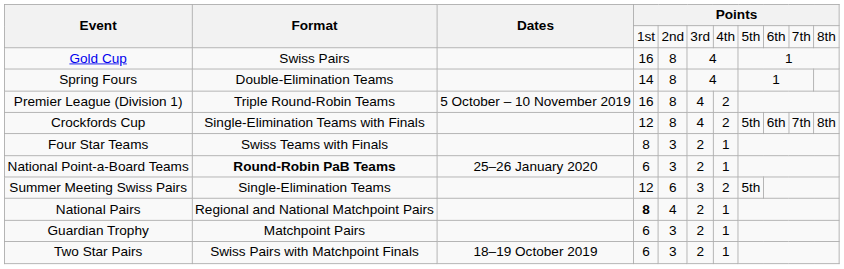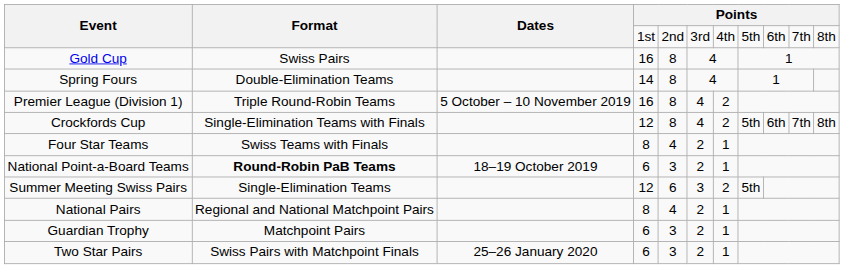(673, 144) 3 -> (673, 144) 4
(535, 166) 25–26 January 2020 -> (535, 166) 18–19 October 2019
(646, 209) bold -> (646, 209) normal
(535, 252) 18–19 October 2019 -> (535, 252) 25–26 January 2020
